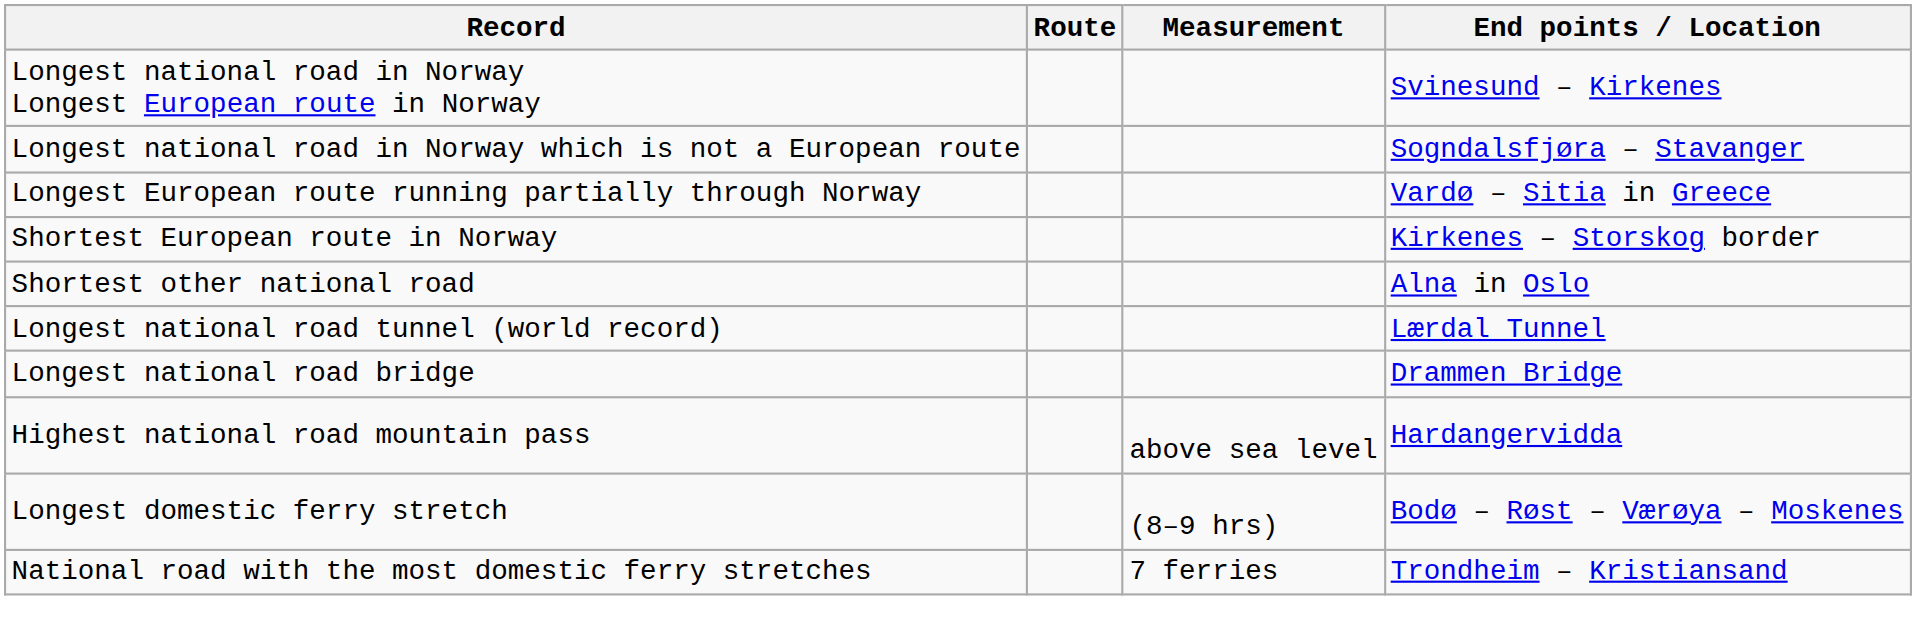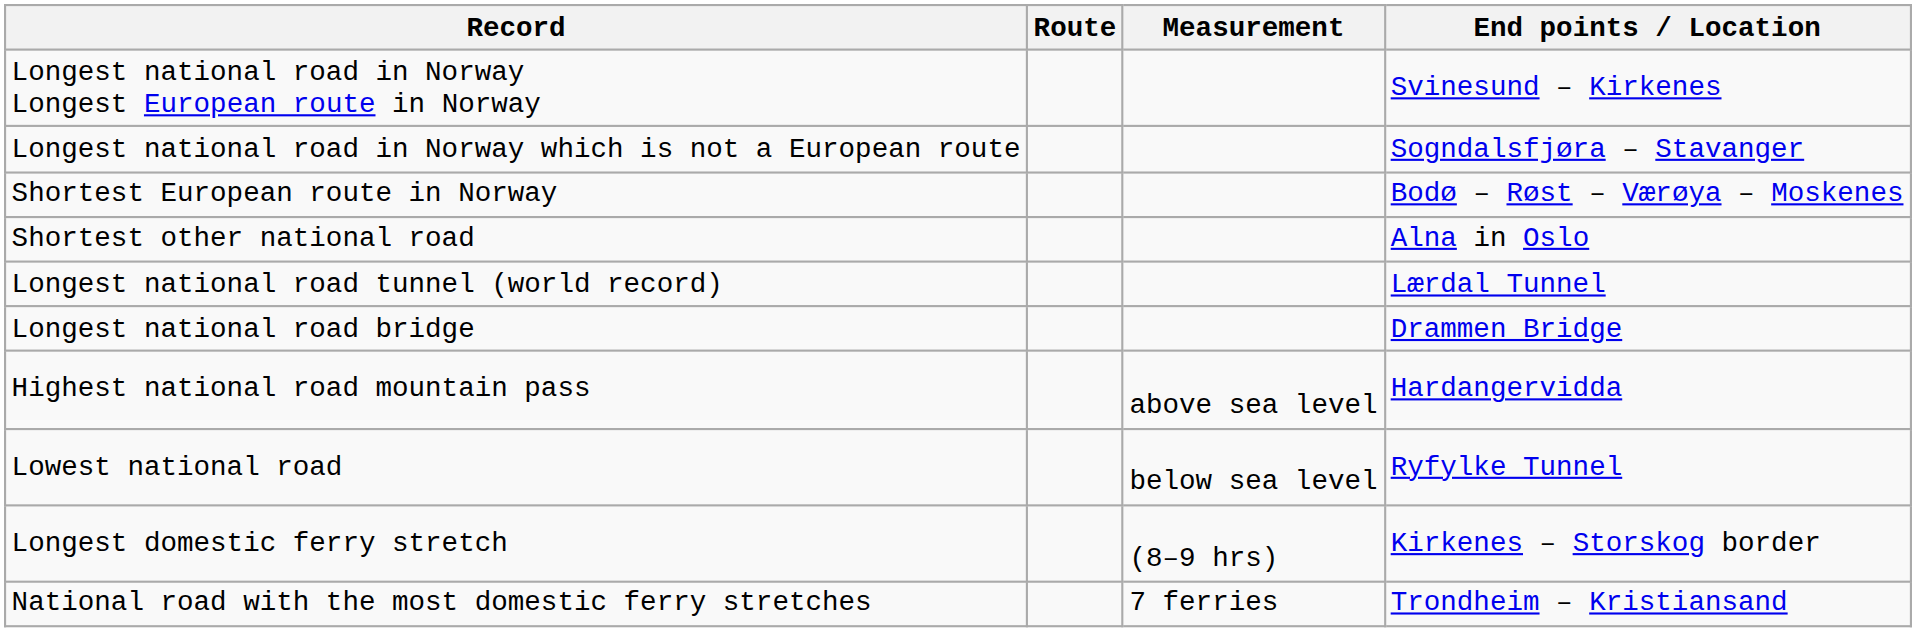- row: (466, 194)
(1606, 239) Kirkenes – Storskog border -> (1647, 194) Bodø – Røst – Værøya – Moskenes
+ row: (177, 466)
(1647, 511) Bodø – Røst – Værøya – Moskenes -> (1606, 543) Kirkenes – Storskog border
